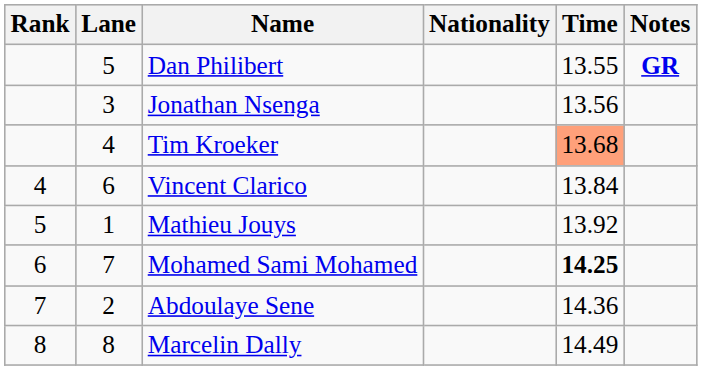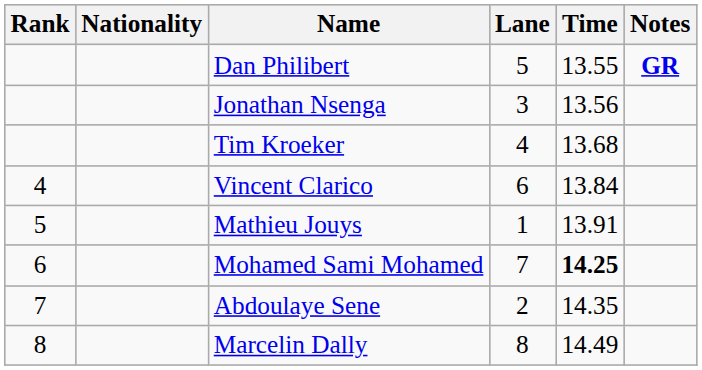columns swapped: (109, 24) <-> (489, 24)
(590, 144) lightsalmon background -> (590, 144) no background
(590, 225) 13.92 -> (590, 225) 13.91
(590, 305) 14.36 -> (590, 305) 14.35
